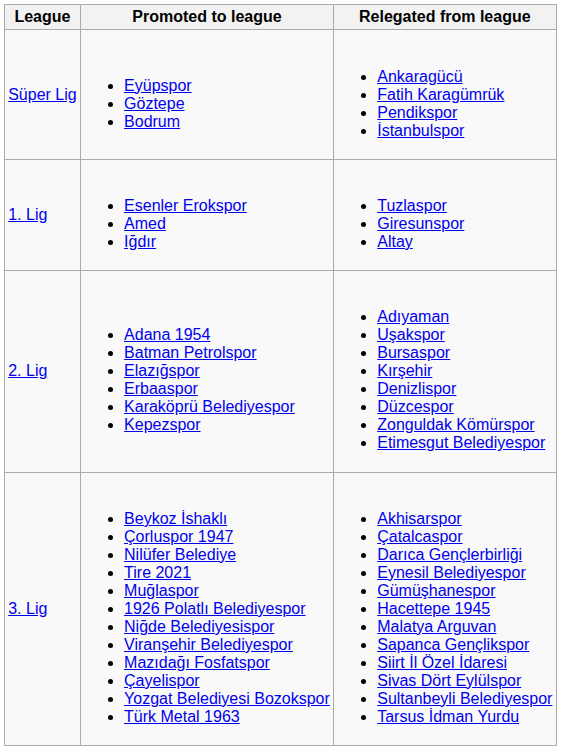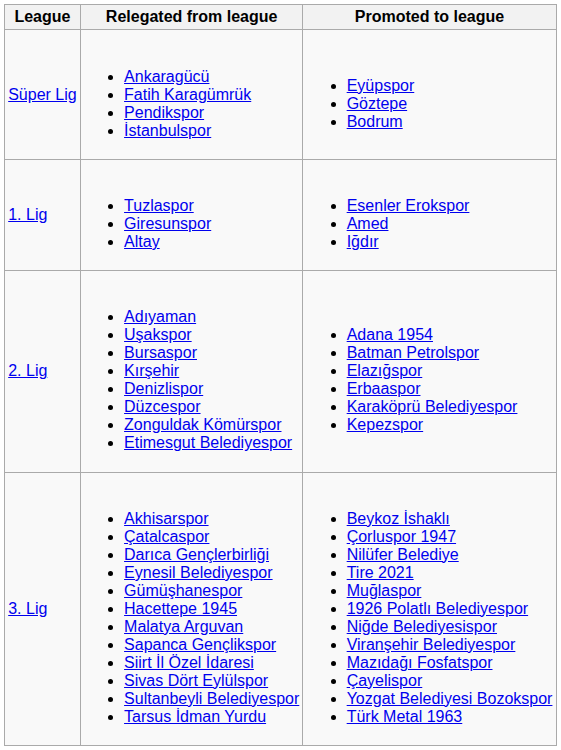columns swapped: (207, 17) <-> (445, 17)
